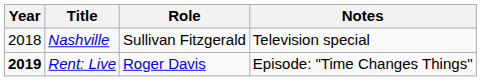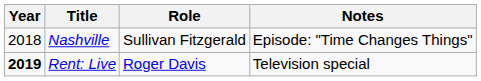(311, 40) Television special -> (363, 40) Episode: "Time Changes Things"
(363, 64) Episode: "Time Changes Things" -> (311, 64) Television special
